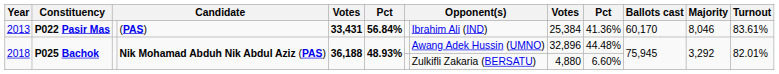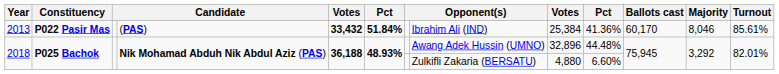(346, 29) 33,431 -> (346, 29) 33,432
(385, 29) 56.84% -> (385, 29) 51.84%
(750, 29) 83.61% -> (750, 29) 85.61%
